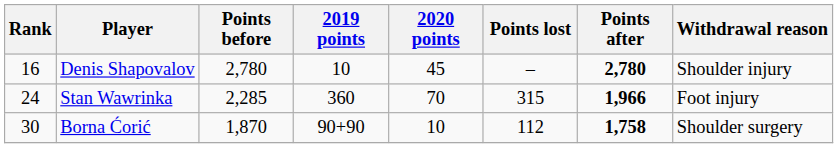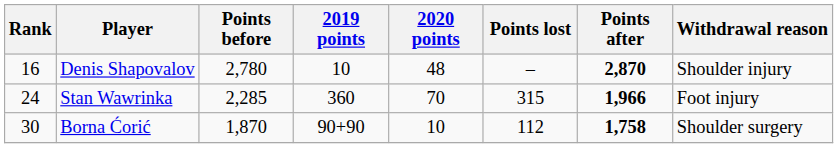(436, 68) 45 -> (436, 68) 48
(625, 68) 2,780 -> (625, 68) 2,870
